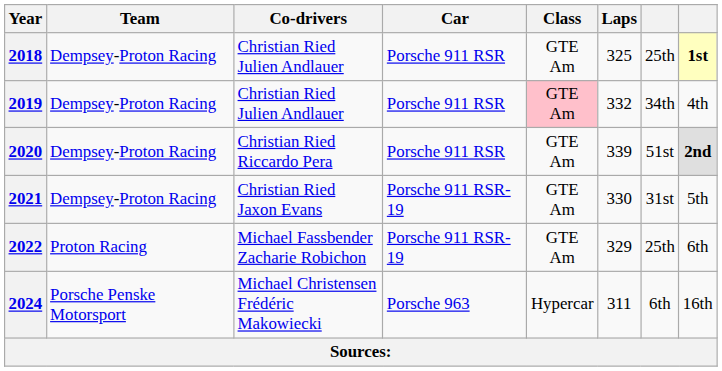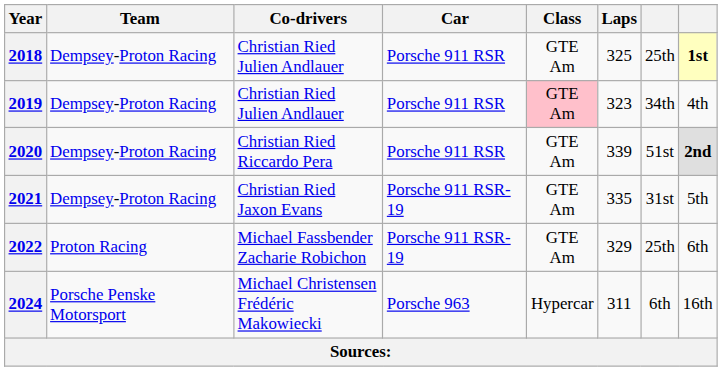(619, 104) 332 -> (619, 104) 323
(619, 199) 330 -> (619, 199) 335
